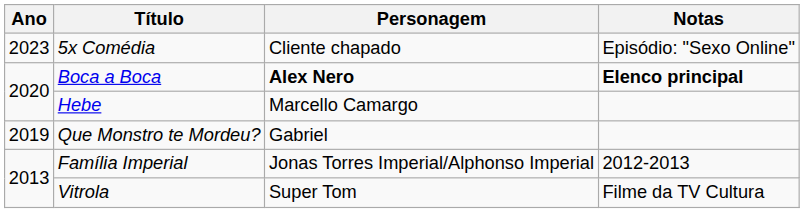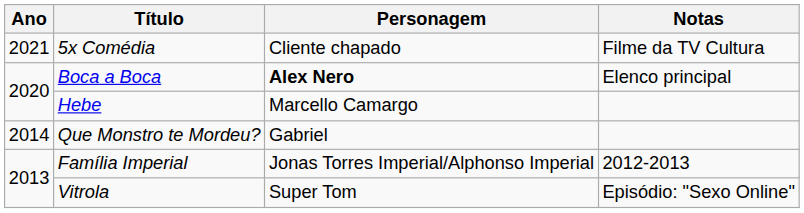(29, 47) 2023 -> (29, 47) 2021
(699, 47) Episódio: "Sexo Online" -> (683, 47) Filme da TV Cultura
(673, 76) bold -> (667, 76) normal
(29, 134) 2019 -> (29, 134) 2014
(683, 192) Filme da TV Cultura -> (699, 192) Episódio: "Sexo Online"
